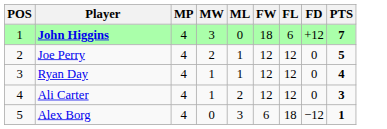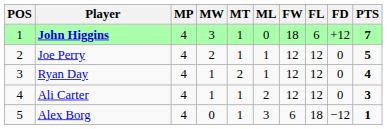+ column: (240, 14)
